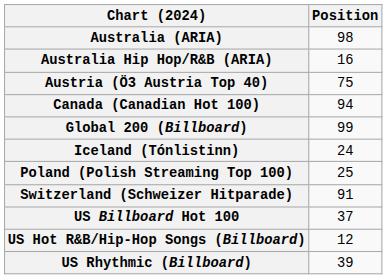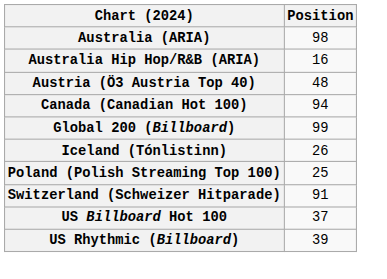(345, 83) 75 -> (320, 83) 48
(345, 151) 24 -> (320, 151) 26
- row: (157, 240)
